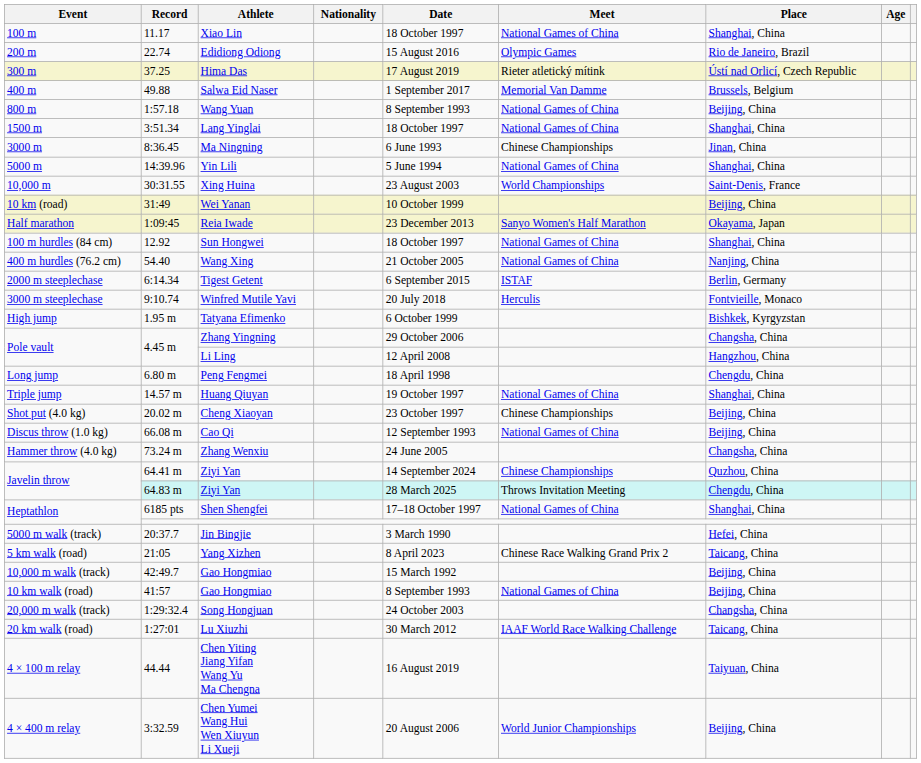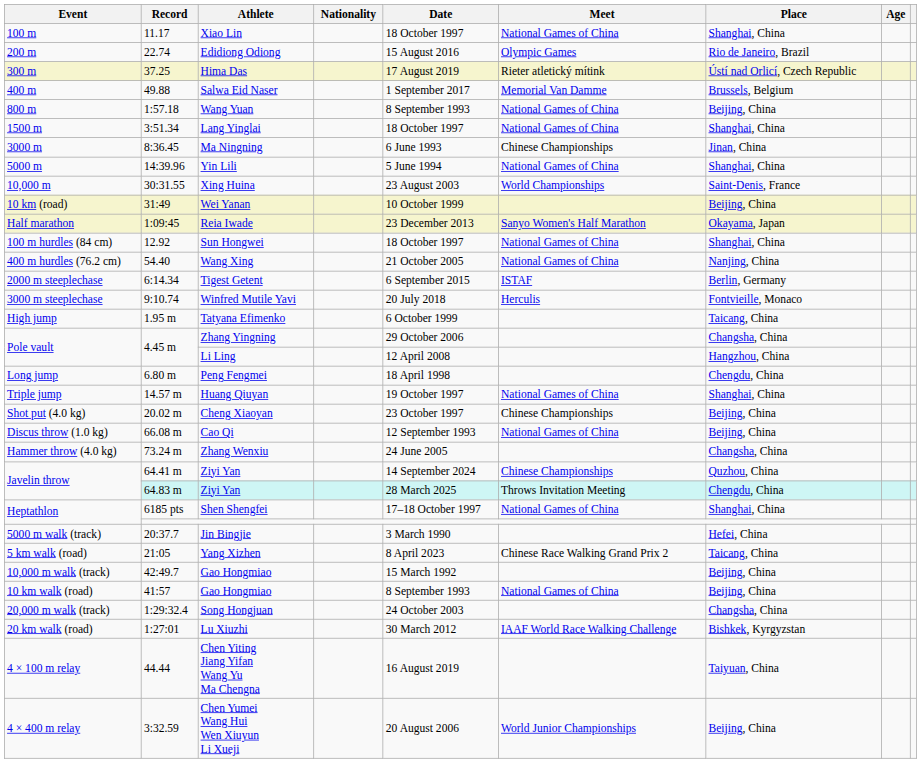(757, 318) Bishkek, Kyrgyzstan -> (743, 318) Taicang, China
(743, 629) Taicang, China -> (757, 629) Bishkek, Kyrgyzstan
